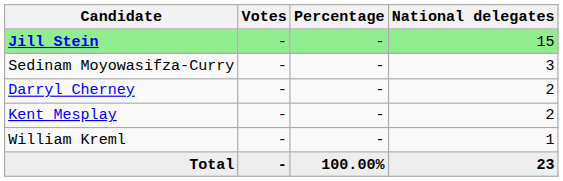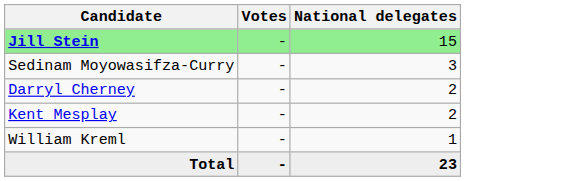- column: (339, 17)
